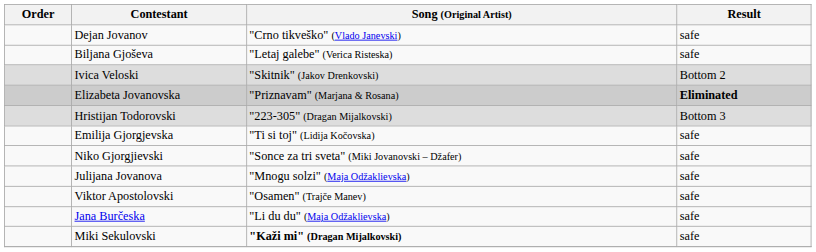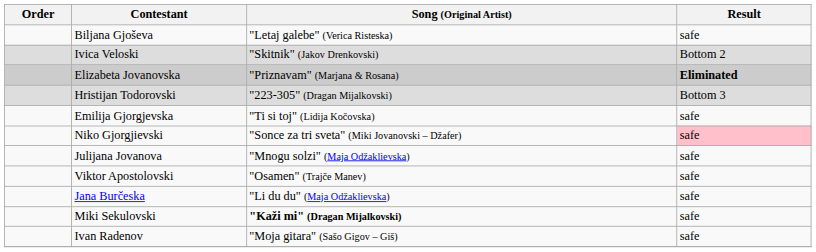- row: (111, 35)
(690, 156) no background -> (690, 136) pink background
+ row: (109, 237)
